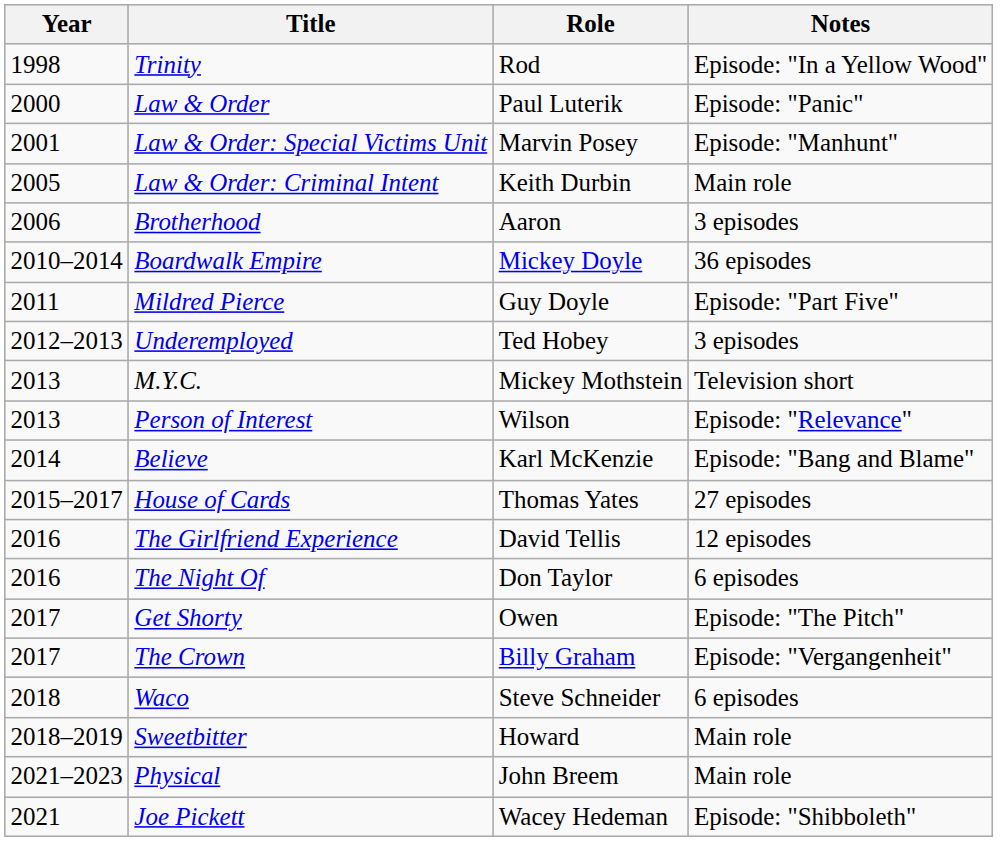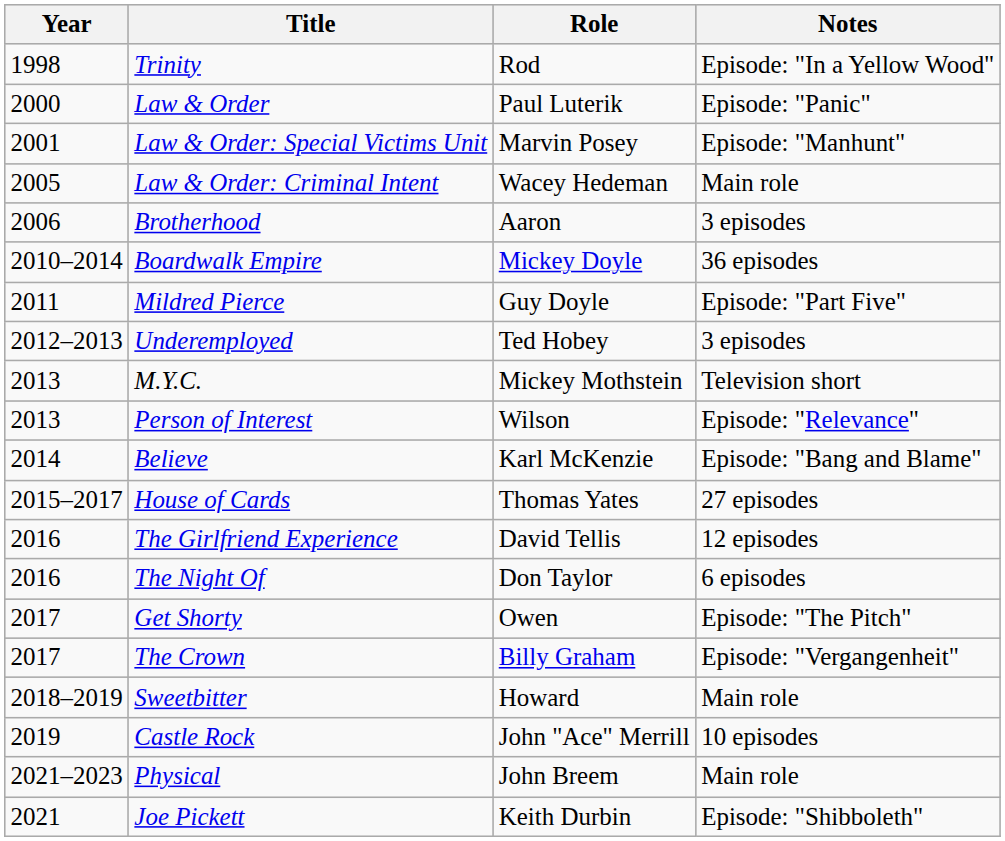(565, 182) Keith Durbin -> (583, 182) Wacey Hedeman
- row: (162, 697)
+ row: (194, 736)
(583, 815) Wacey Hedeman -> (565, 815) Keith Durbin
